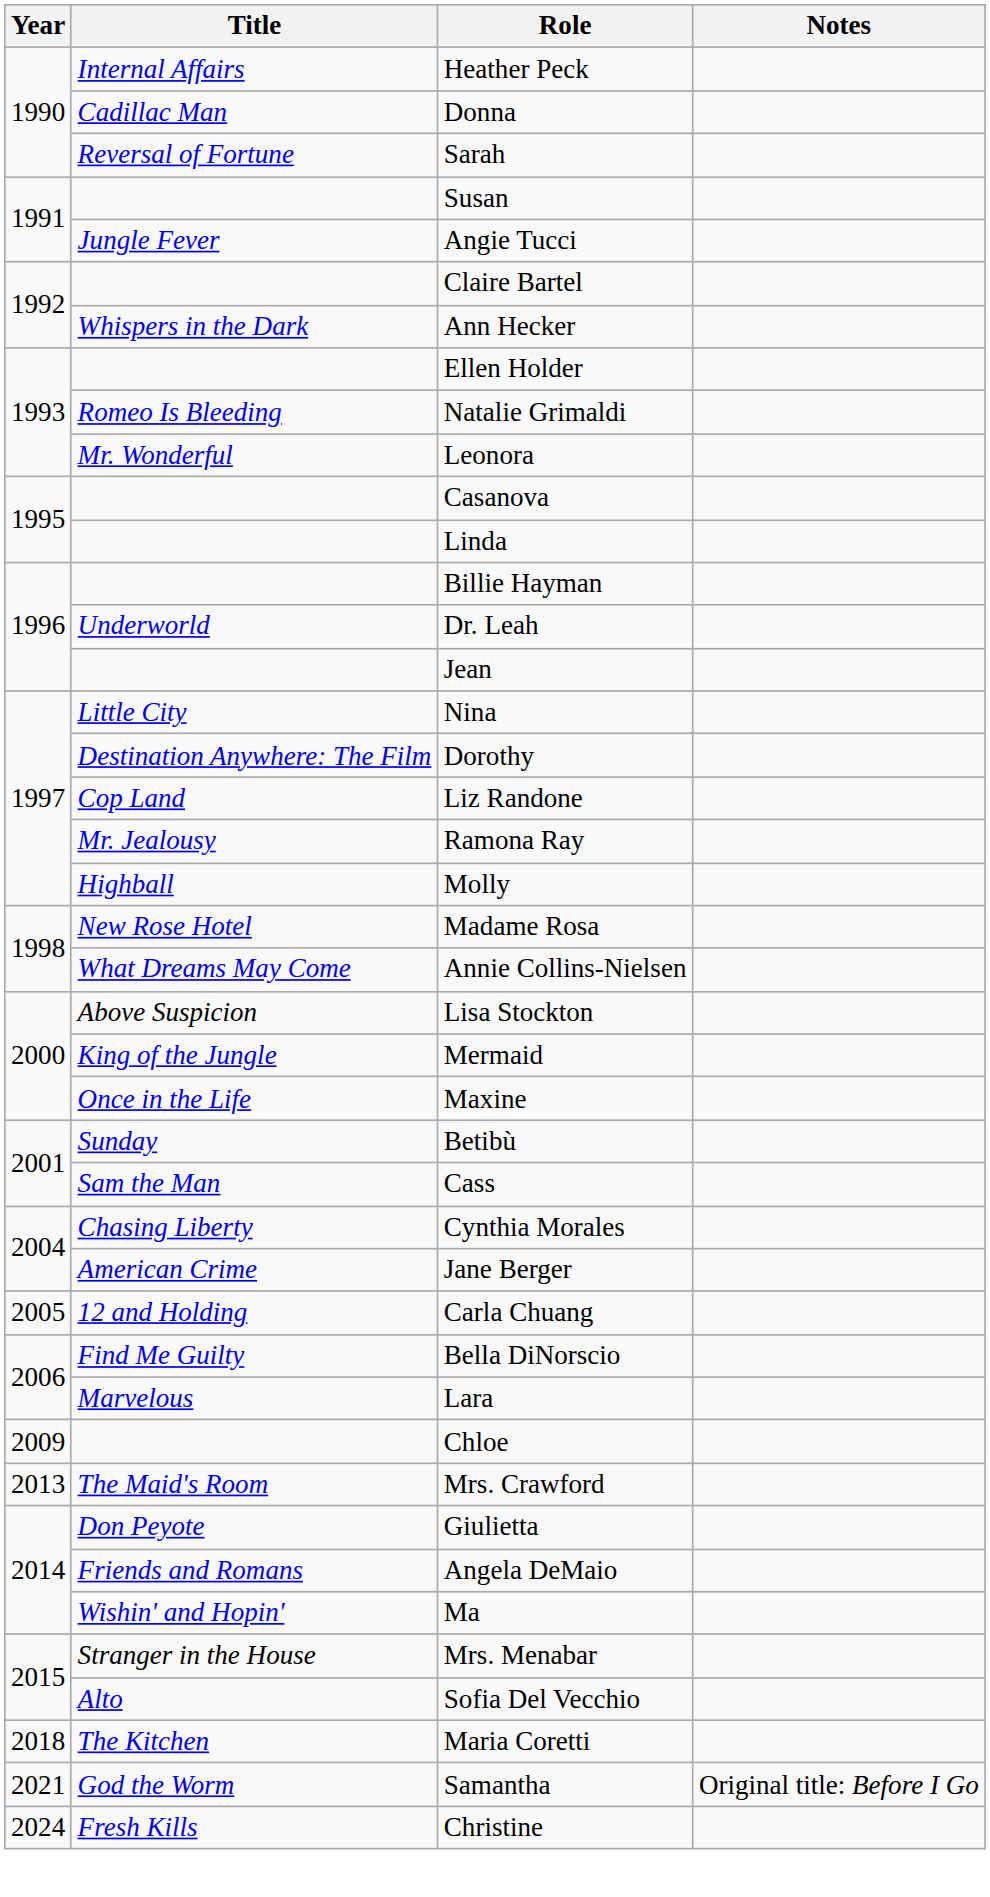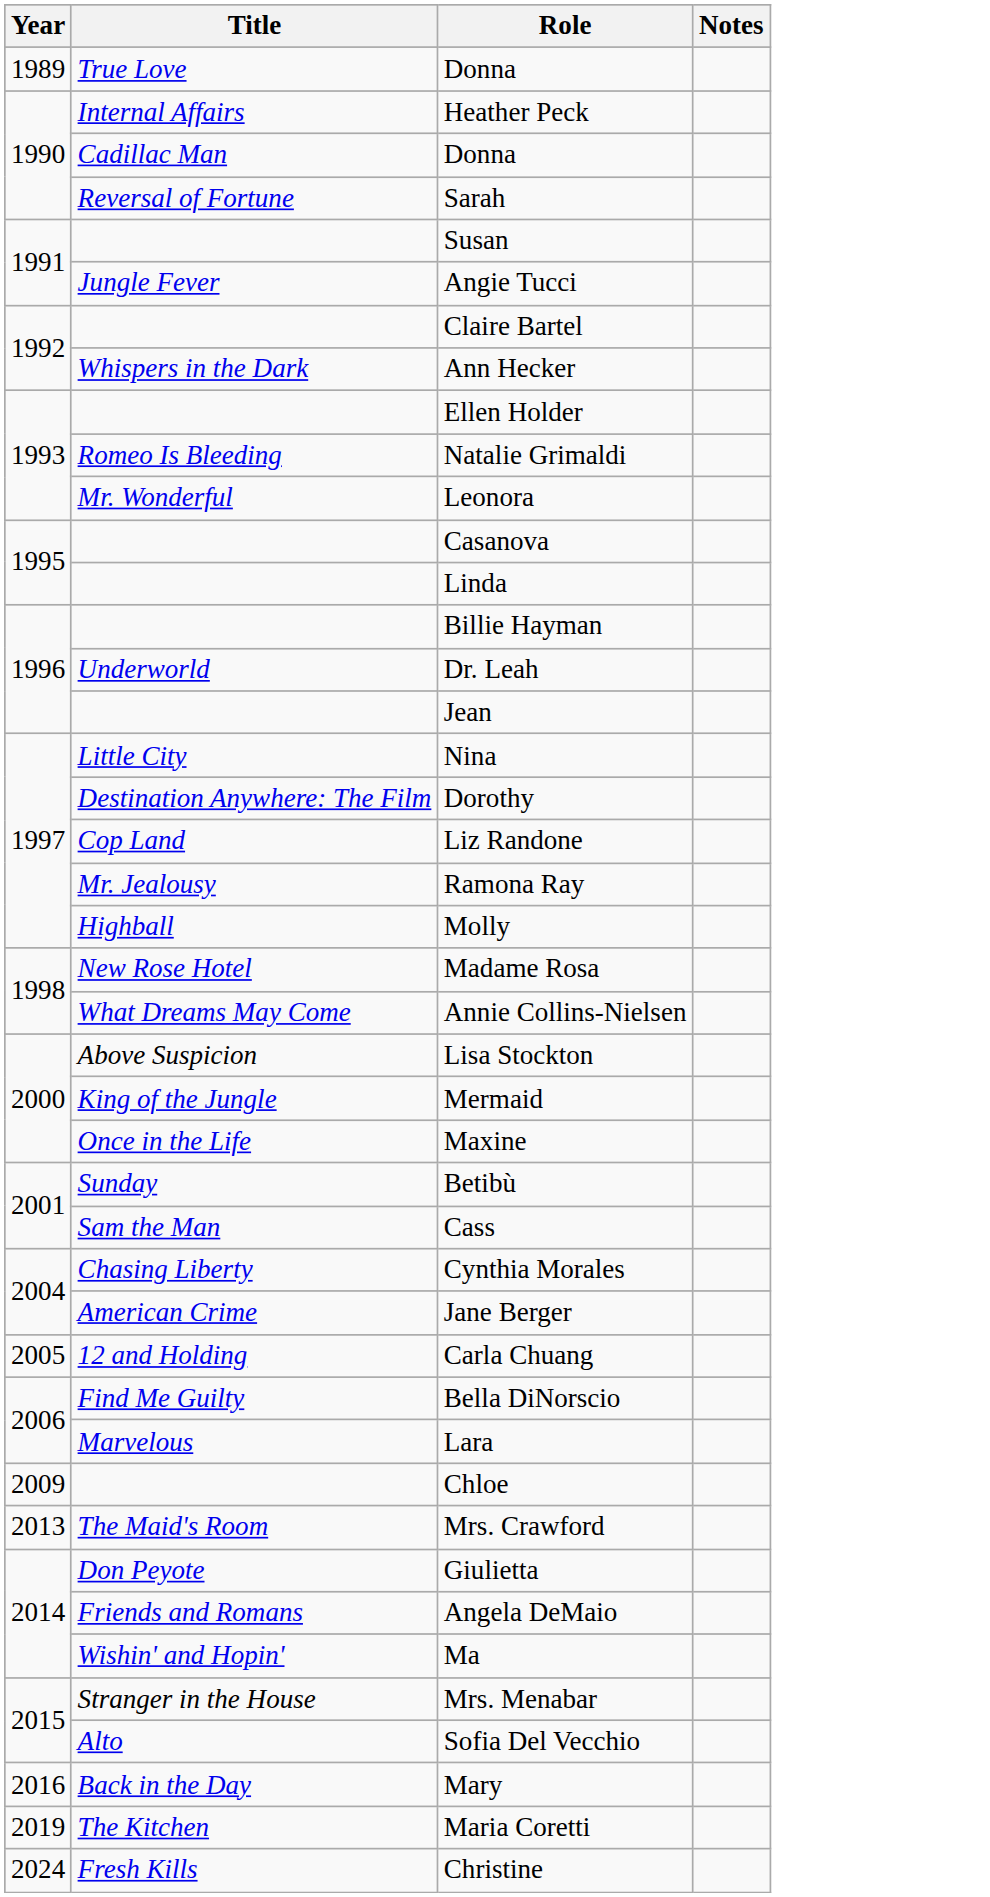+ row: (132, 68)
+ row: (164, 1784)
(38, 1741) 2018 -> (38, 1827) 2019
- row: (156, 1784)
